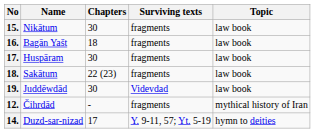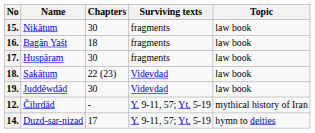(150, 74) fragments -> (149, 74) Videvdad
(150, 105) fragments -> (171, 105) Y. 9-11, 57; Yt. 5-19
